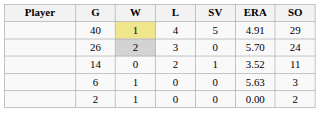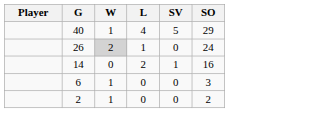- column: (255, 13)
(135, 30) khaki background -> (111, 30) no background
(175, 47) 3 -> (143, 47) 1
(295, 64) 11 -> (208, 64) 16
